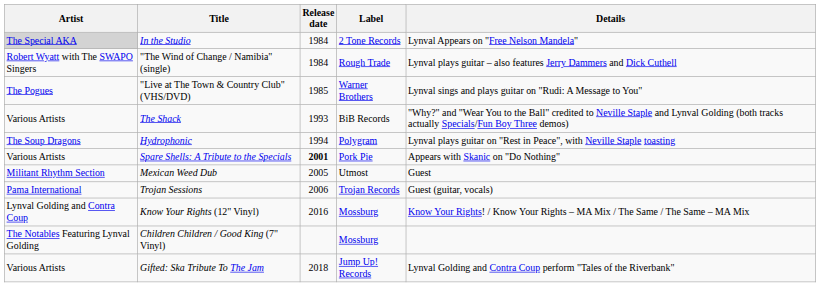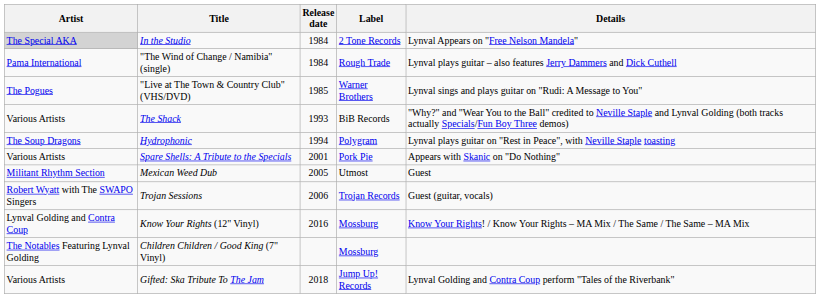(70, 62) Robert Wyatt with The SWAPO Singers -> (44, 62) Pama International
(318, 157) bold -> (318, 157) normal
(44, 189) Pama International -> (70, 195) Robert Wyatt with The SWAPO Singers
